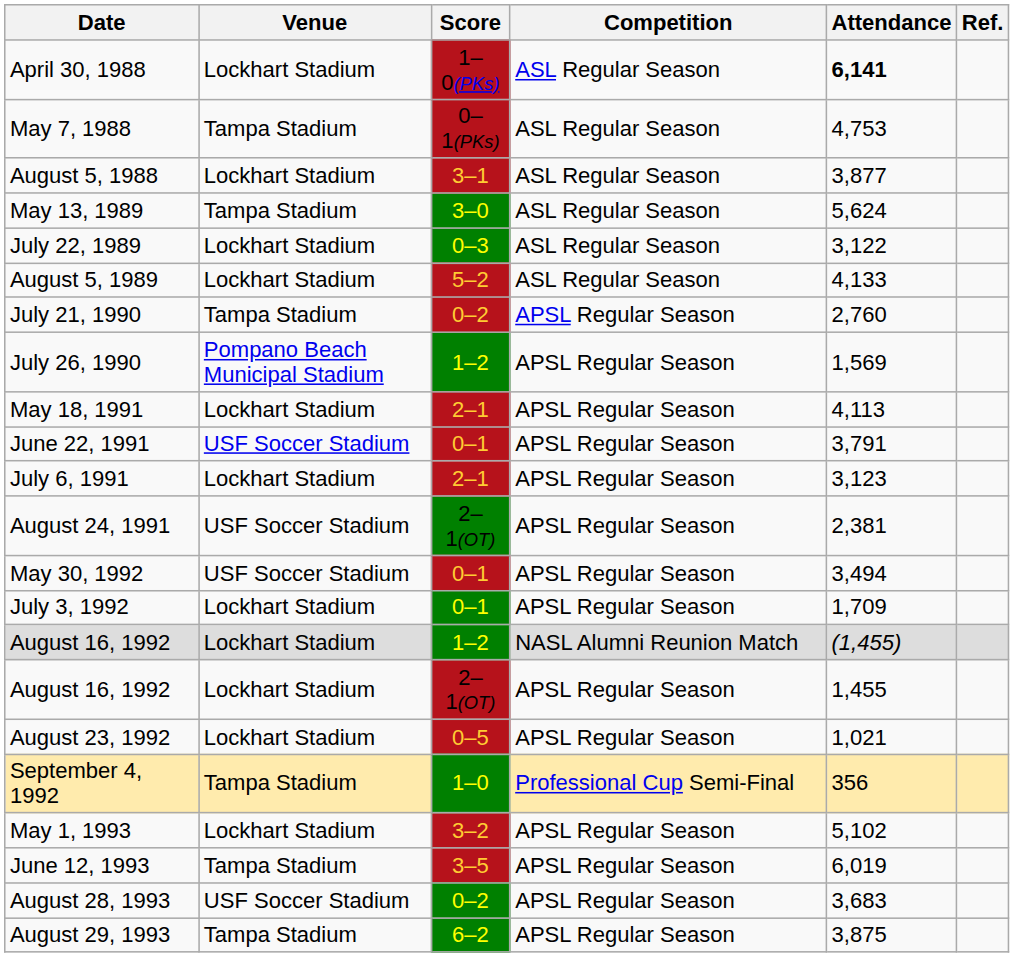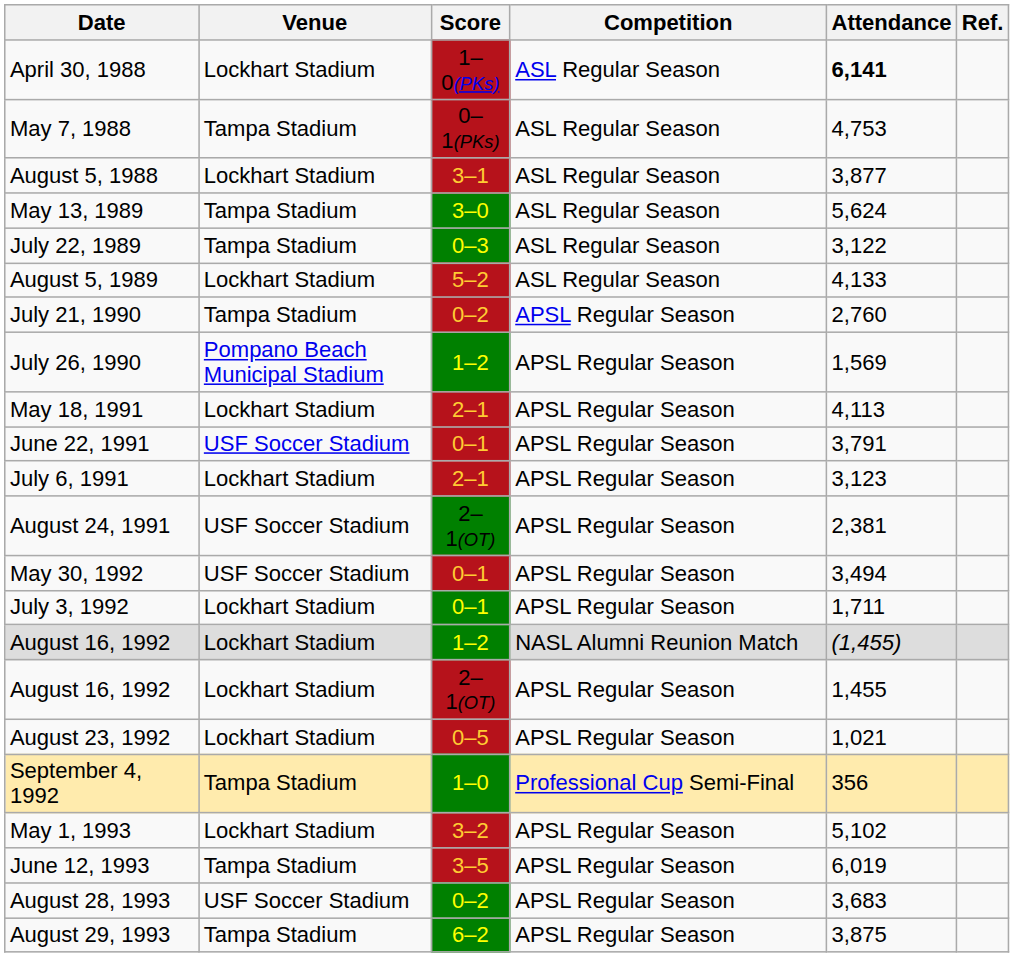(290, 246) Lockhart Stadium -> (280, 246) Tampa Stadium
(859, 608) 1,709 -> (858, 608) 1,711
